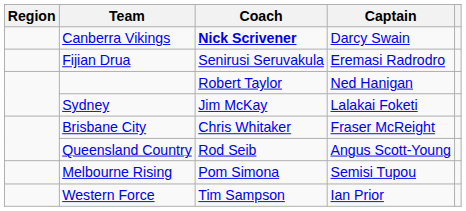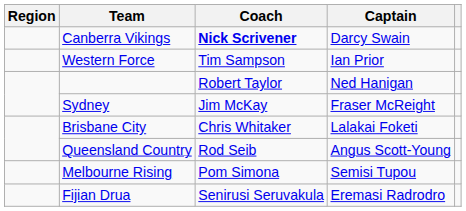rows swapped: (96, 61) <-> (108, 195)
(374, 105) Lalakai Foketi -> (383, 105) Fraser McReight
(383, 128) Fraser McReight -> (374, 128) Lalakai Foketi
